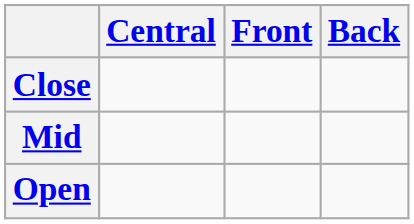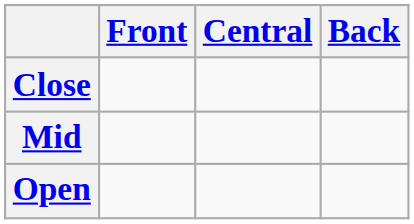columns swapped: (272, 31) <-> (161, 31)
